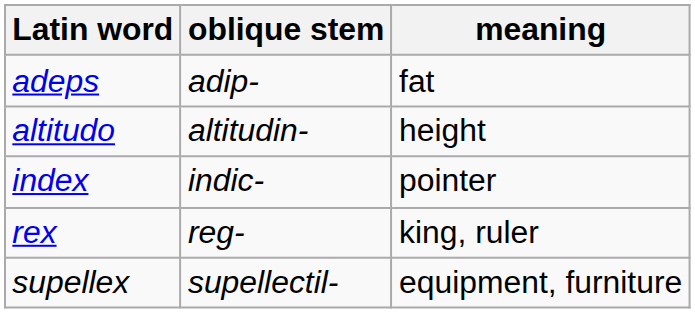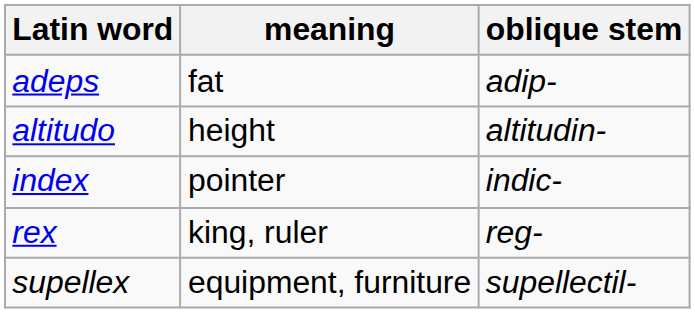columns swapped: (541, 29) <-> (286, 29)
